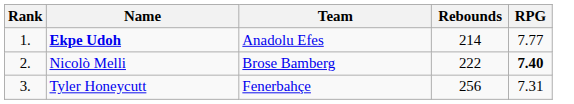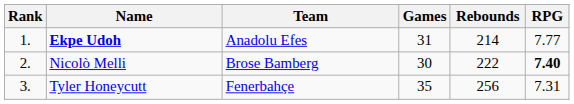+ column: (425, 16)
